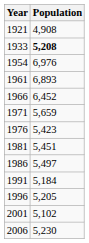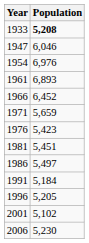- row: (17, 29)
+ row: (17, 46)
